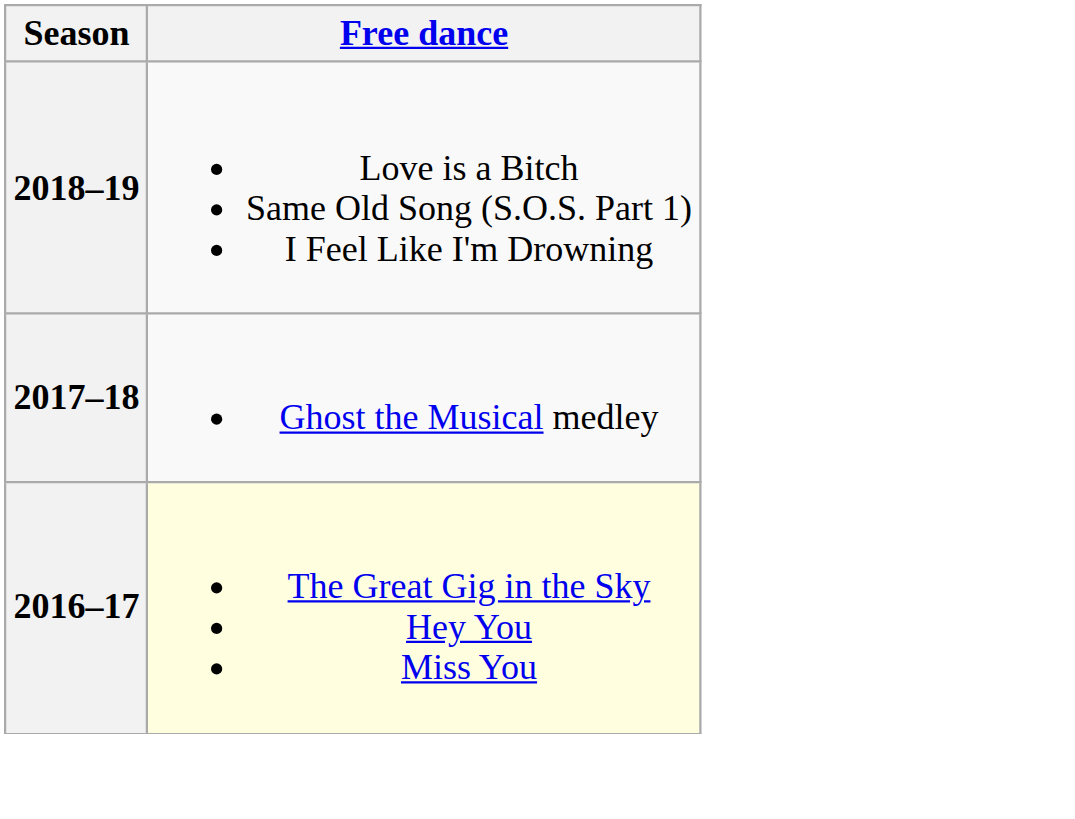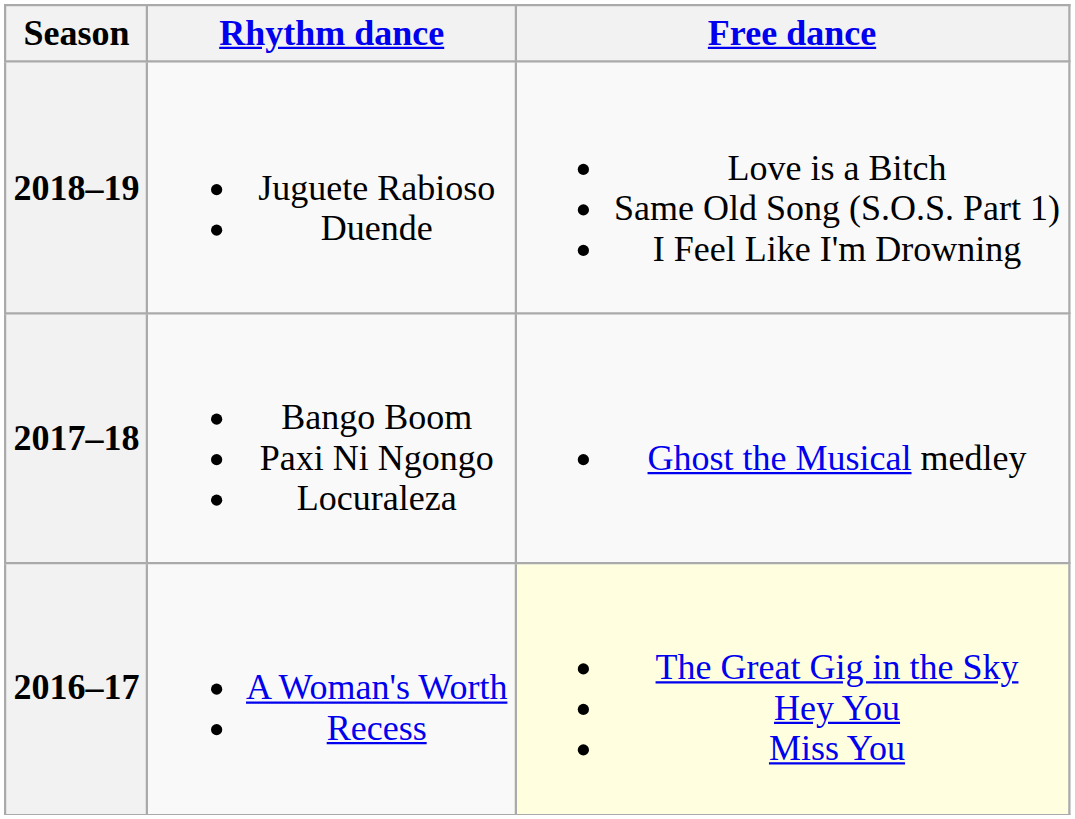+ column: (332, 33)
